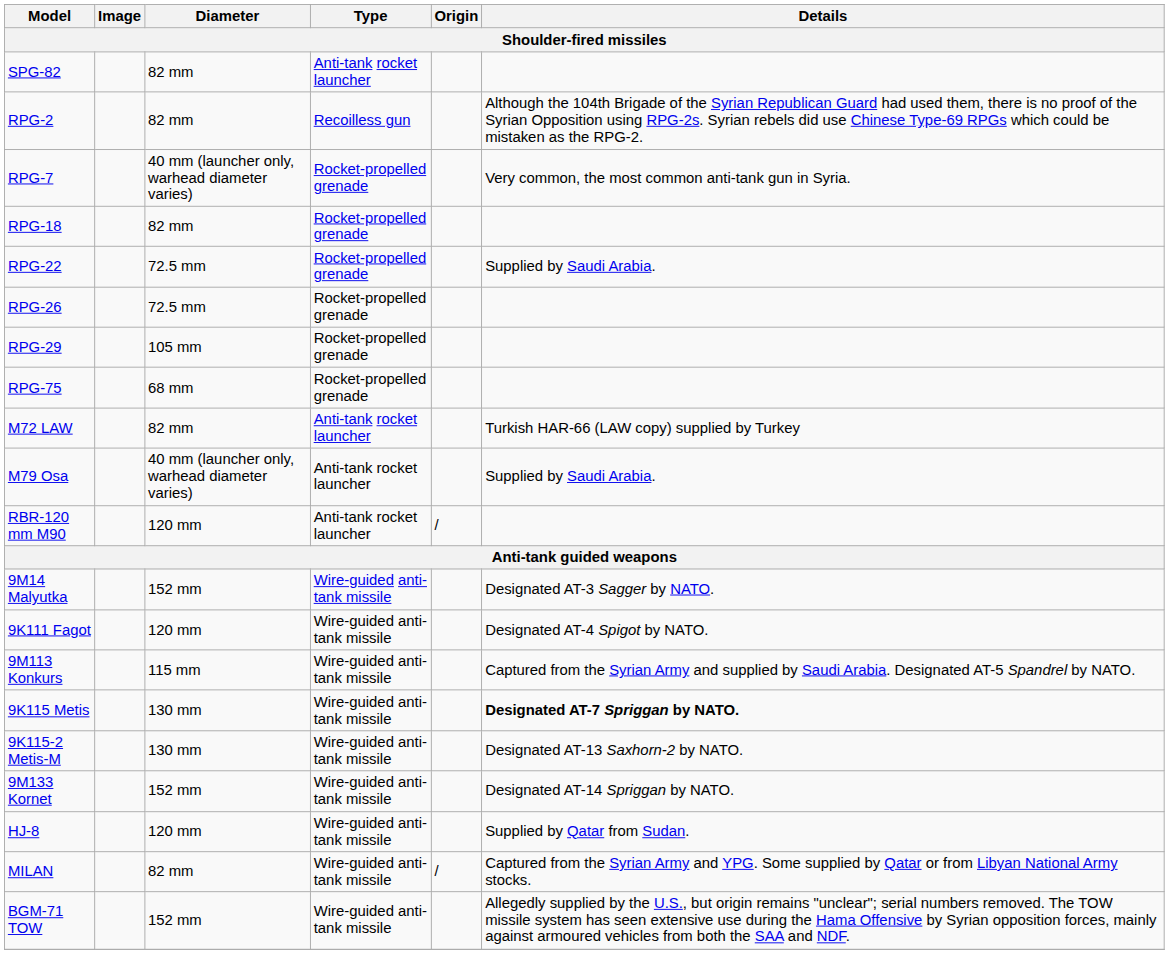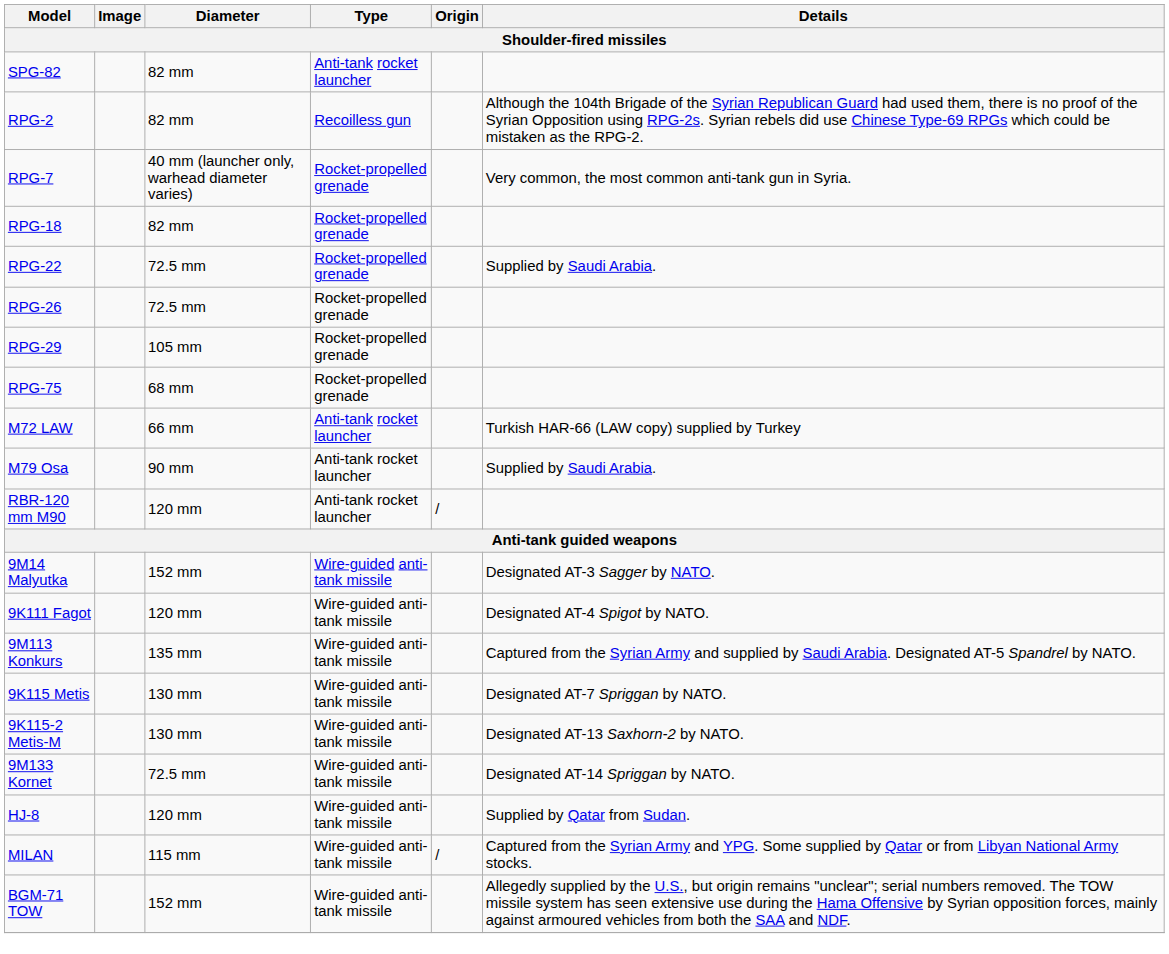(171, 428) 82 mm -> (171, 428) 66 mm
(221, 476) 40 mm (launcher only, warhead diameter varies) -> (171, 468) 90 mm
(174, 670) 115 mm -> (175, 653) 135 mm
(612, 710) bold -> (606, 693) normal
(175, 791) 152 mm -> (177, 774) 72.5 mm
(171, 871) 82 mm -> (174, 855) 115 mm
